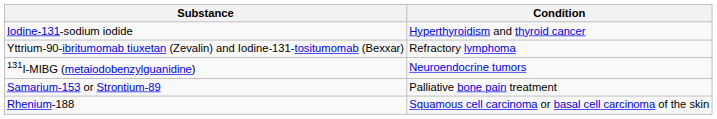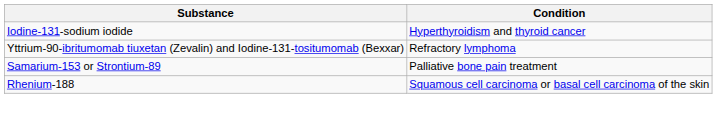- row: (101, 68)
